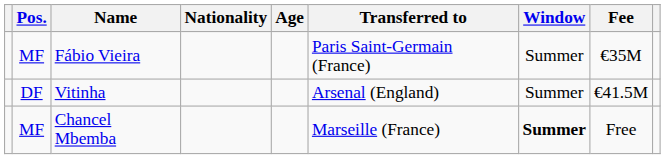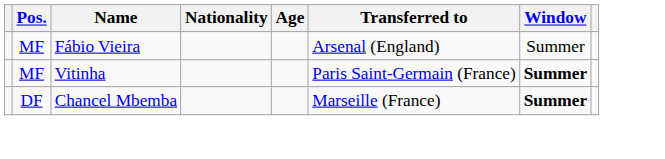- column: (621, 18)
(382, 55) Paris Saint-Germain (France) -> (376, 45) Arsenal (England)
(32, 92) DF -> (32, 73) MF
(375, 92) Arsenal (England) -> (414, 73) Paris Saint-Germain (France)
(554, 92) normal -> (555, 73) bold
(32, 129) MF -> (32, 100) DF
